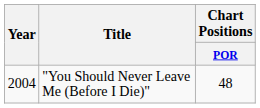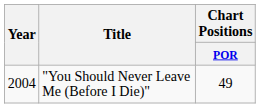(225, 84) 48 -> (225, 84) 49
